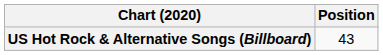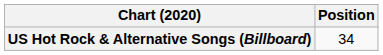(346, 38) 43 -> (346, 38) 34
